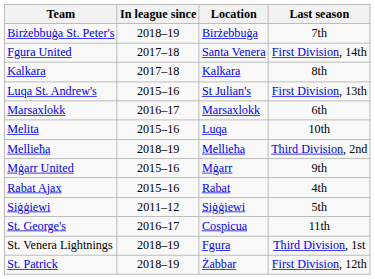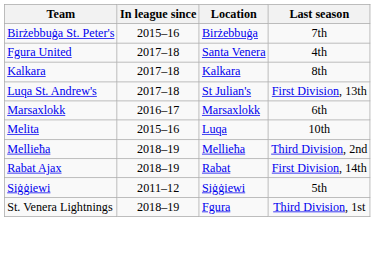(158, 33) 2018–19 -> (158, 33) 2015–16
(319, 52) First Division, 14th -> (319, 52) 4th
(158, 91) 2015–16 -> (158, 91) 2017–18
- row: (40, 168)
(158, 187) 2015–16 -> (158, 168) 2018–19
(319, 187) 4th -> (319, 168) First Division, 14th
- row: (37, 226)
- row: (33, 264)
